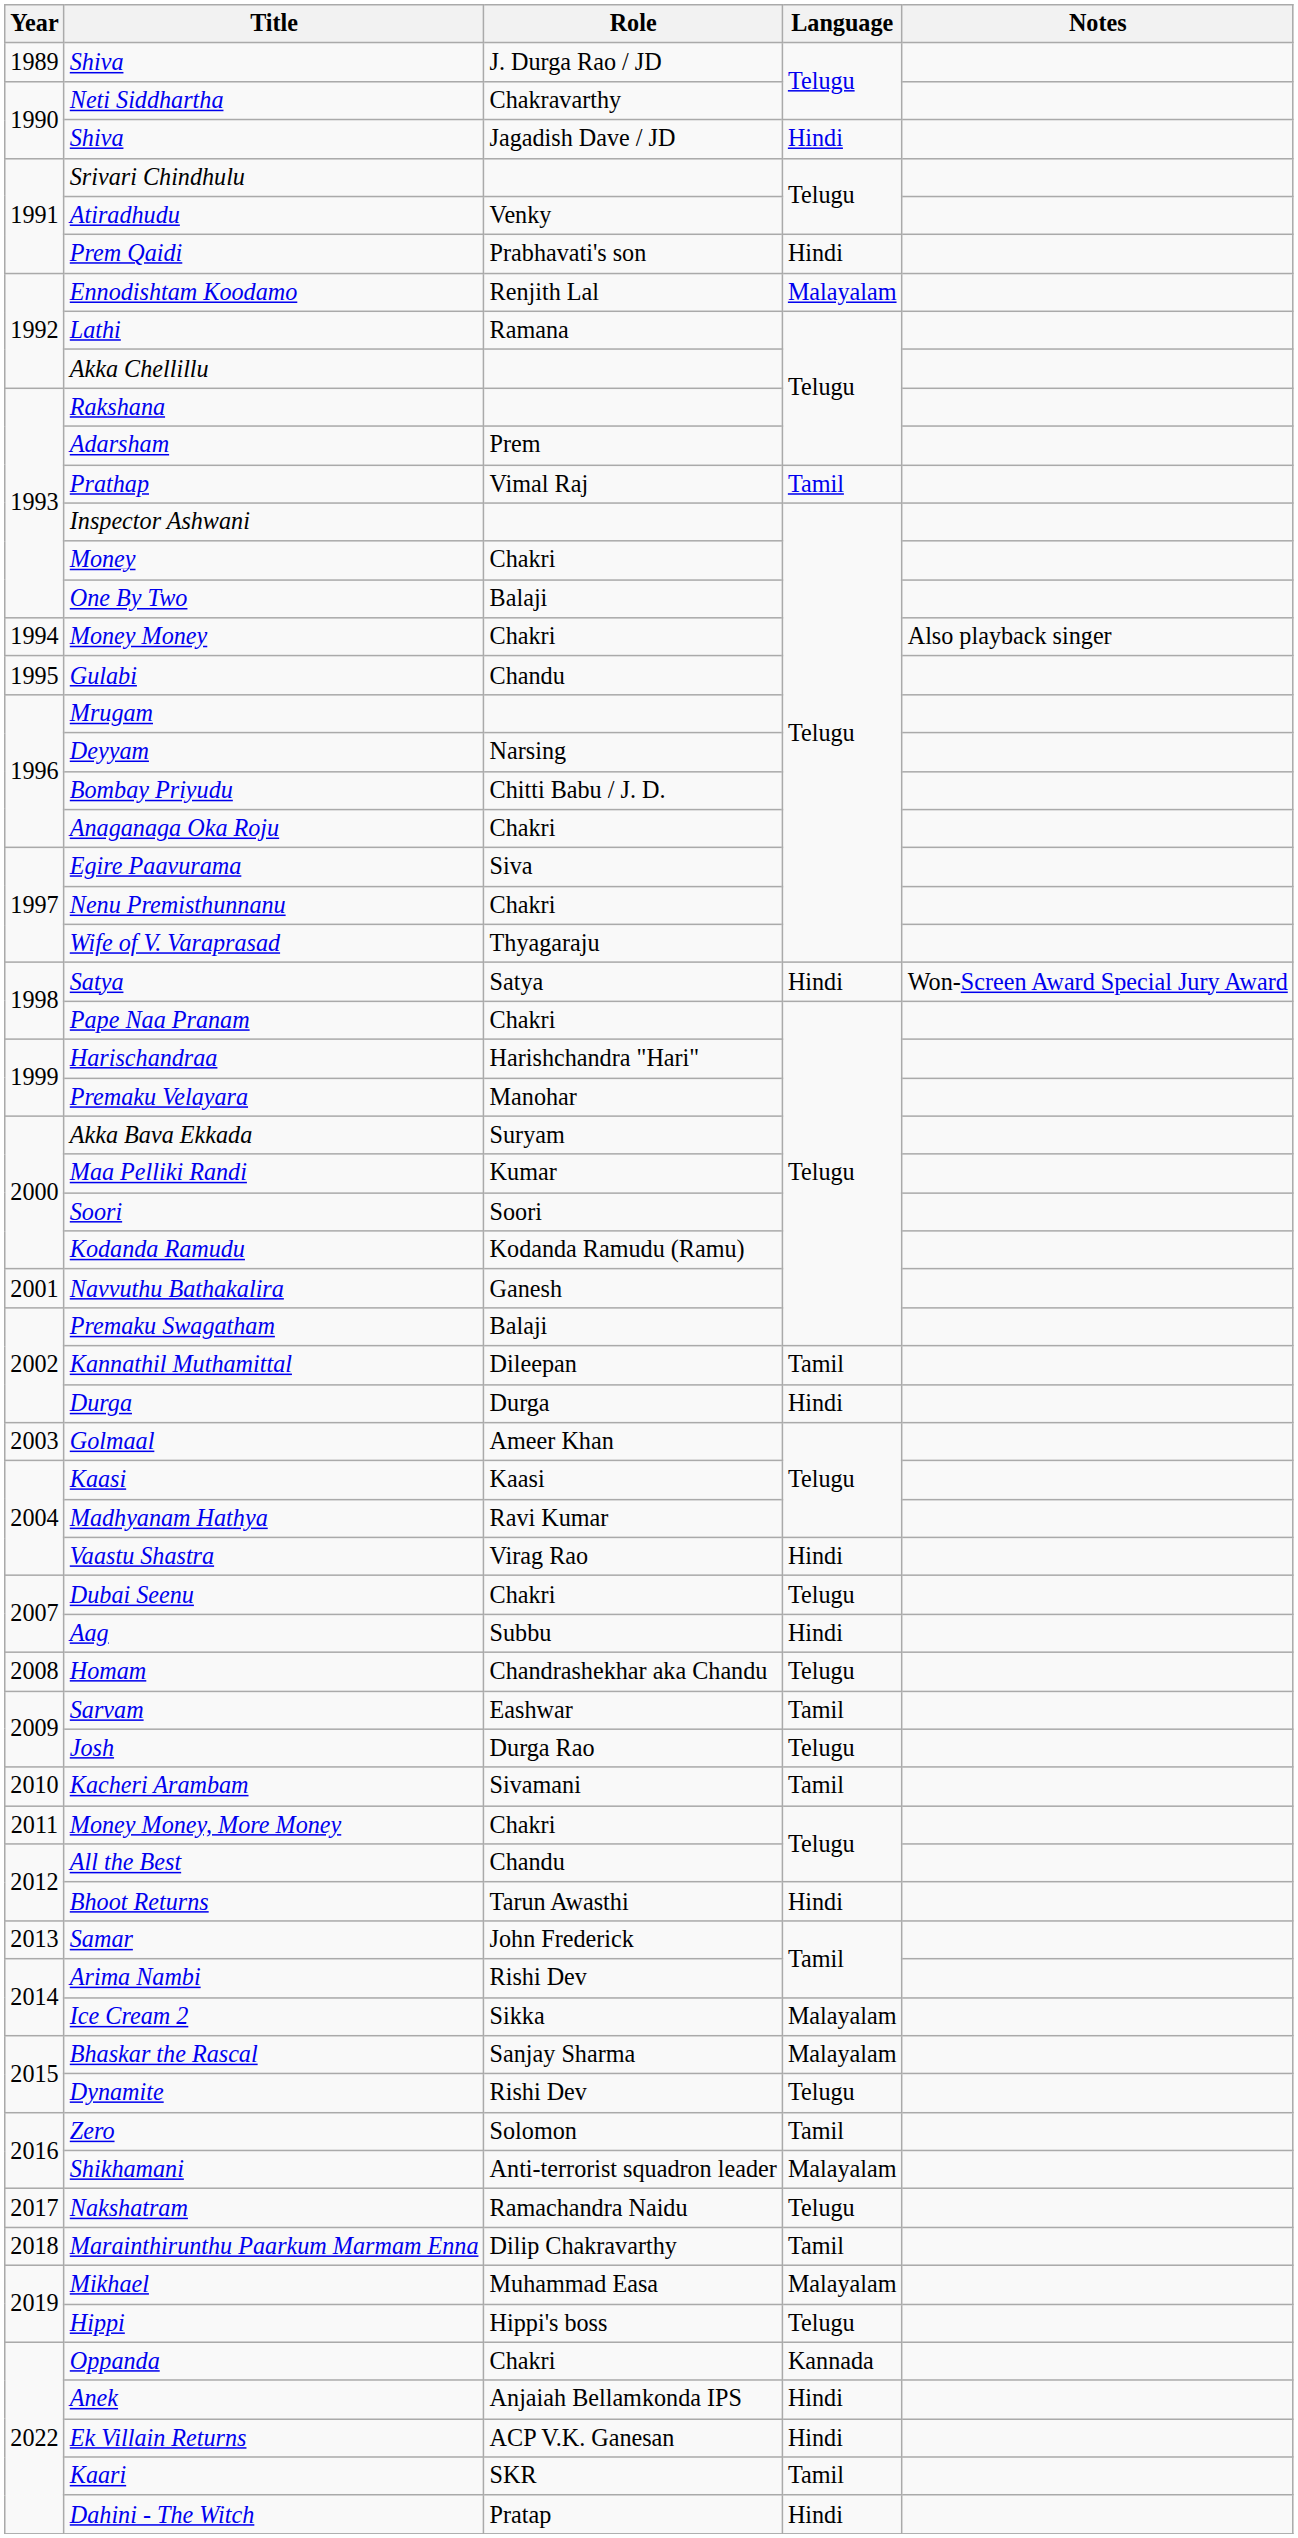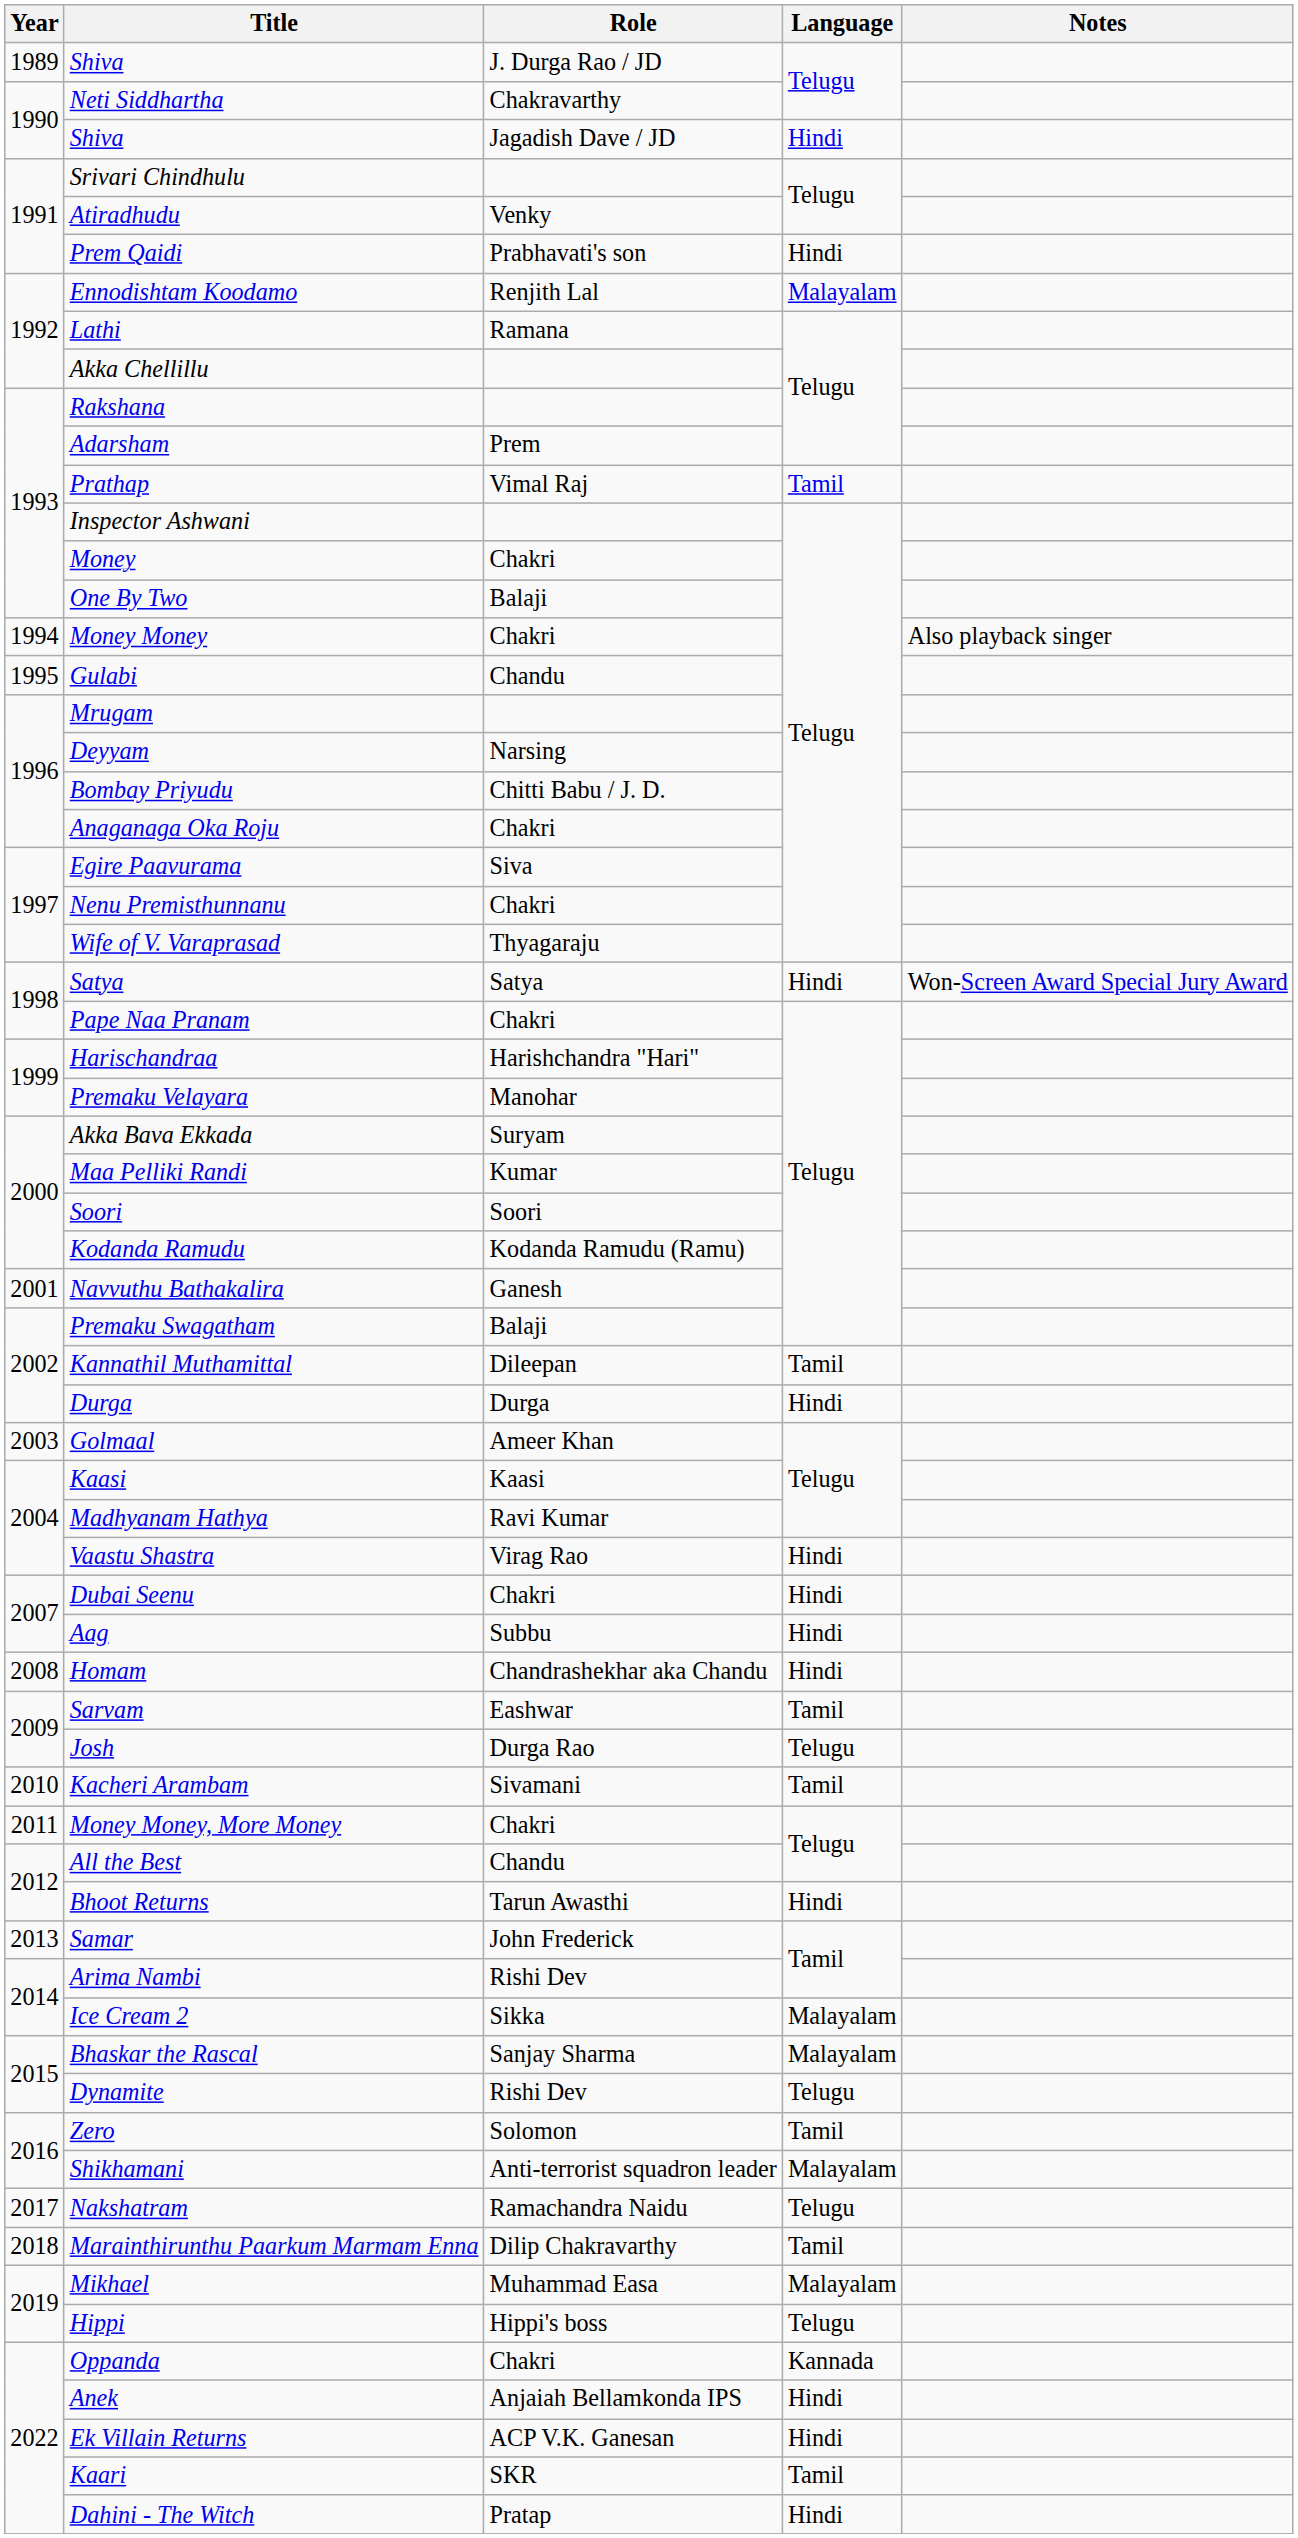(821, 1594) Telugu -> (815, 1594) Hindi
(821, 1671) Telugu -> (815, 1671) Hindi
